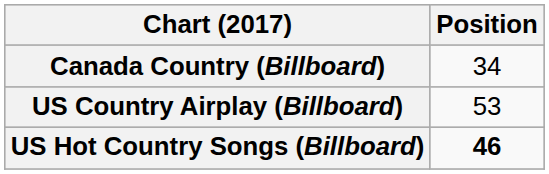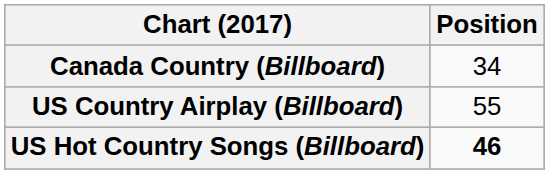(487, 106) 53 -> (487, 106) 55
